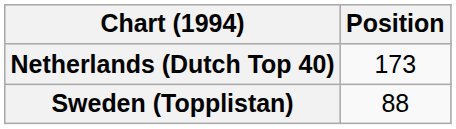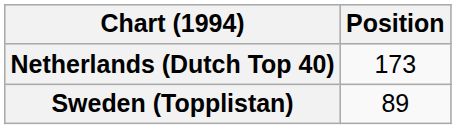(395, 103) 88 -> (395, 103) 89
